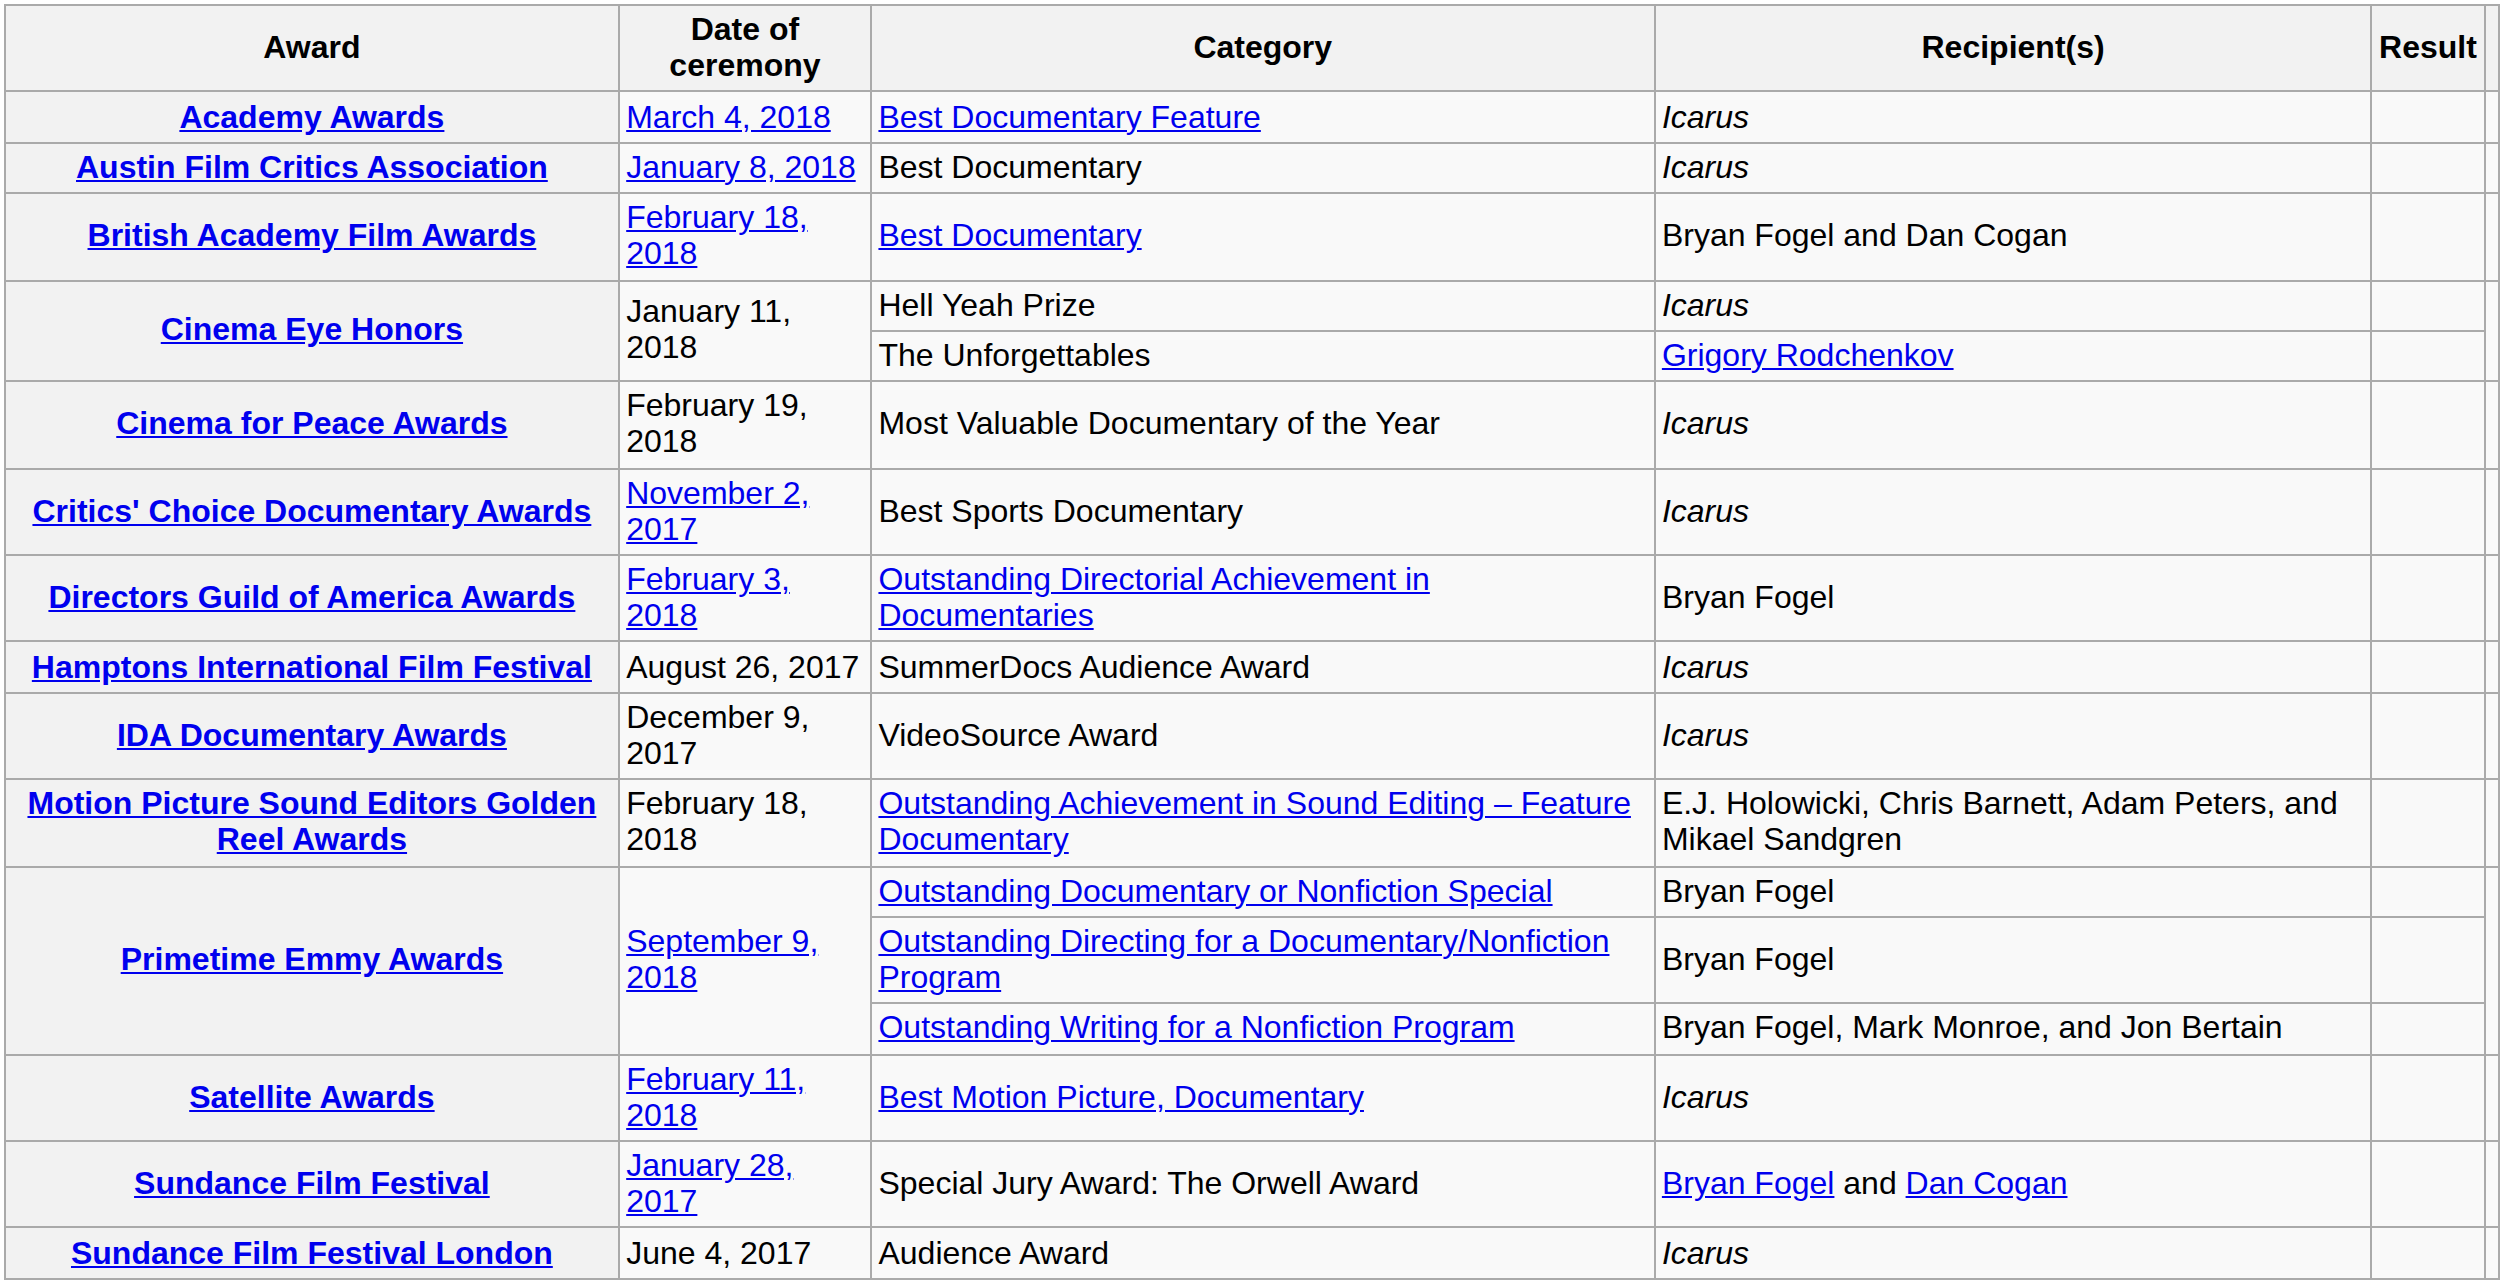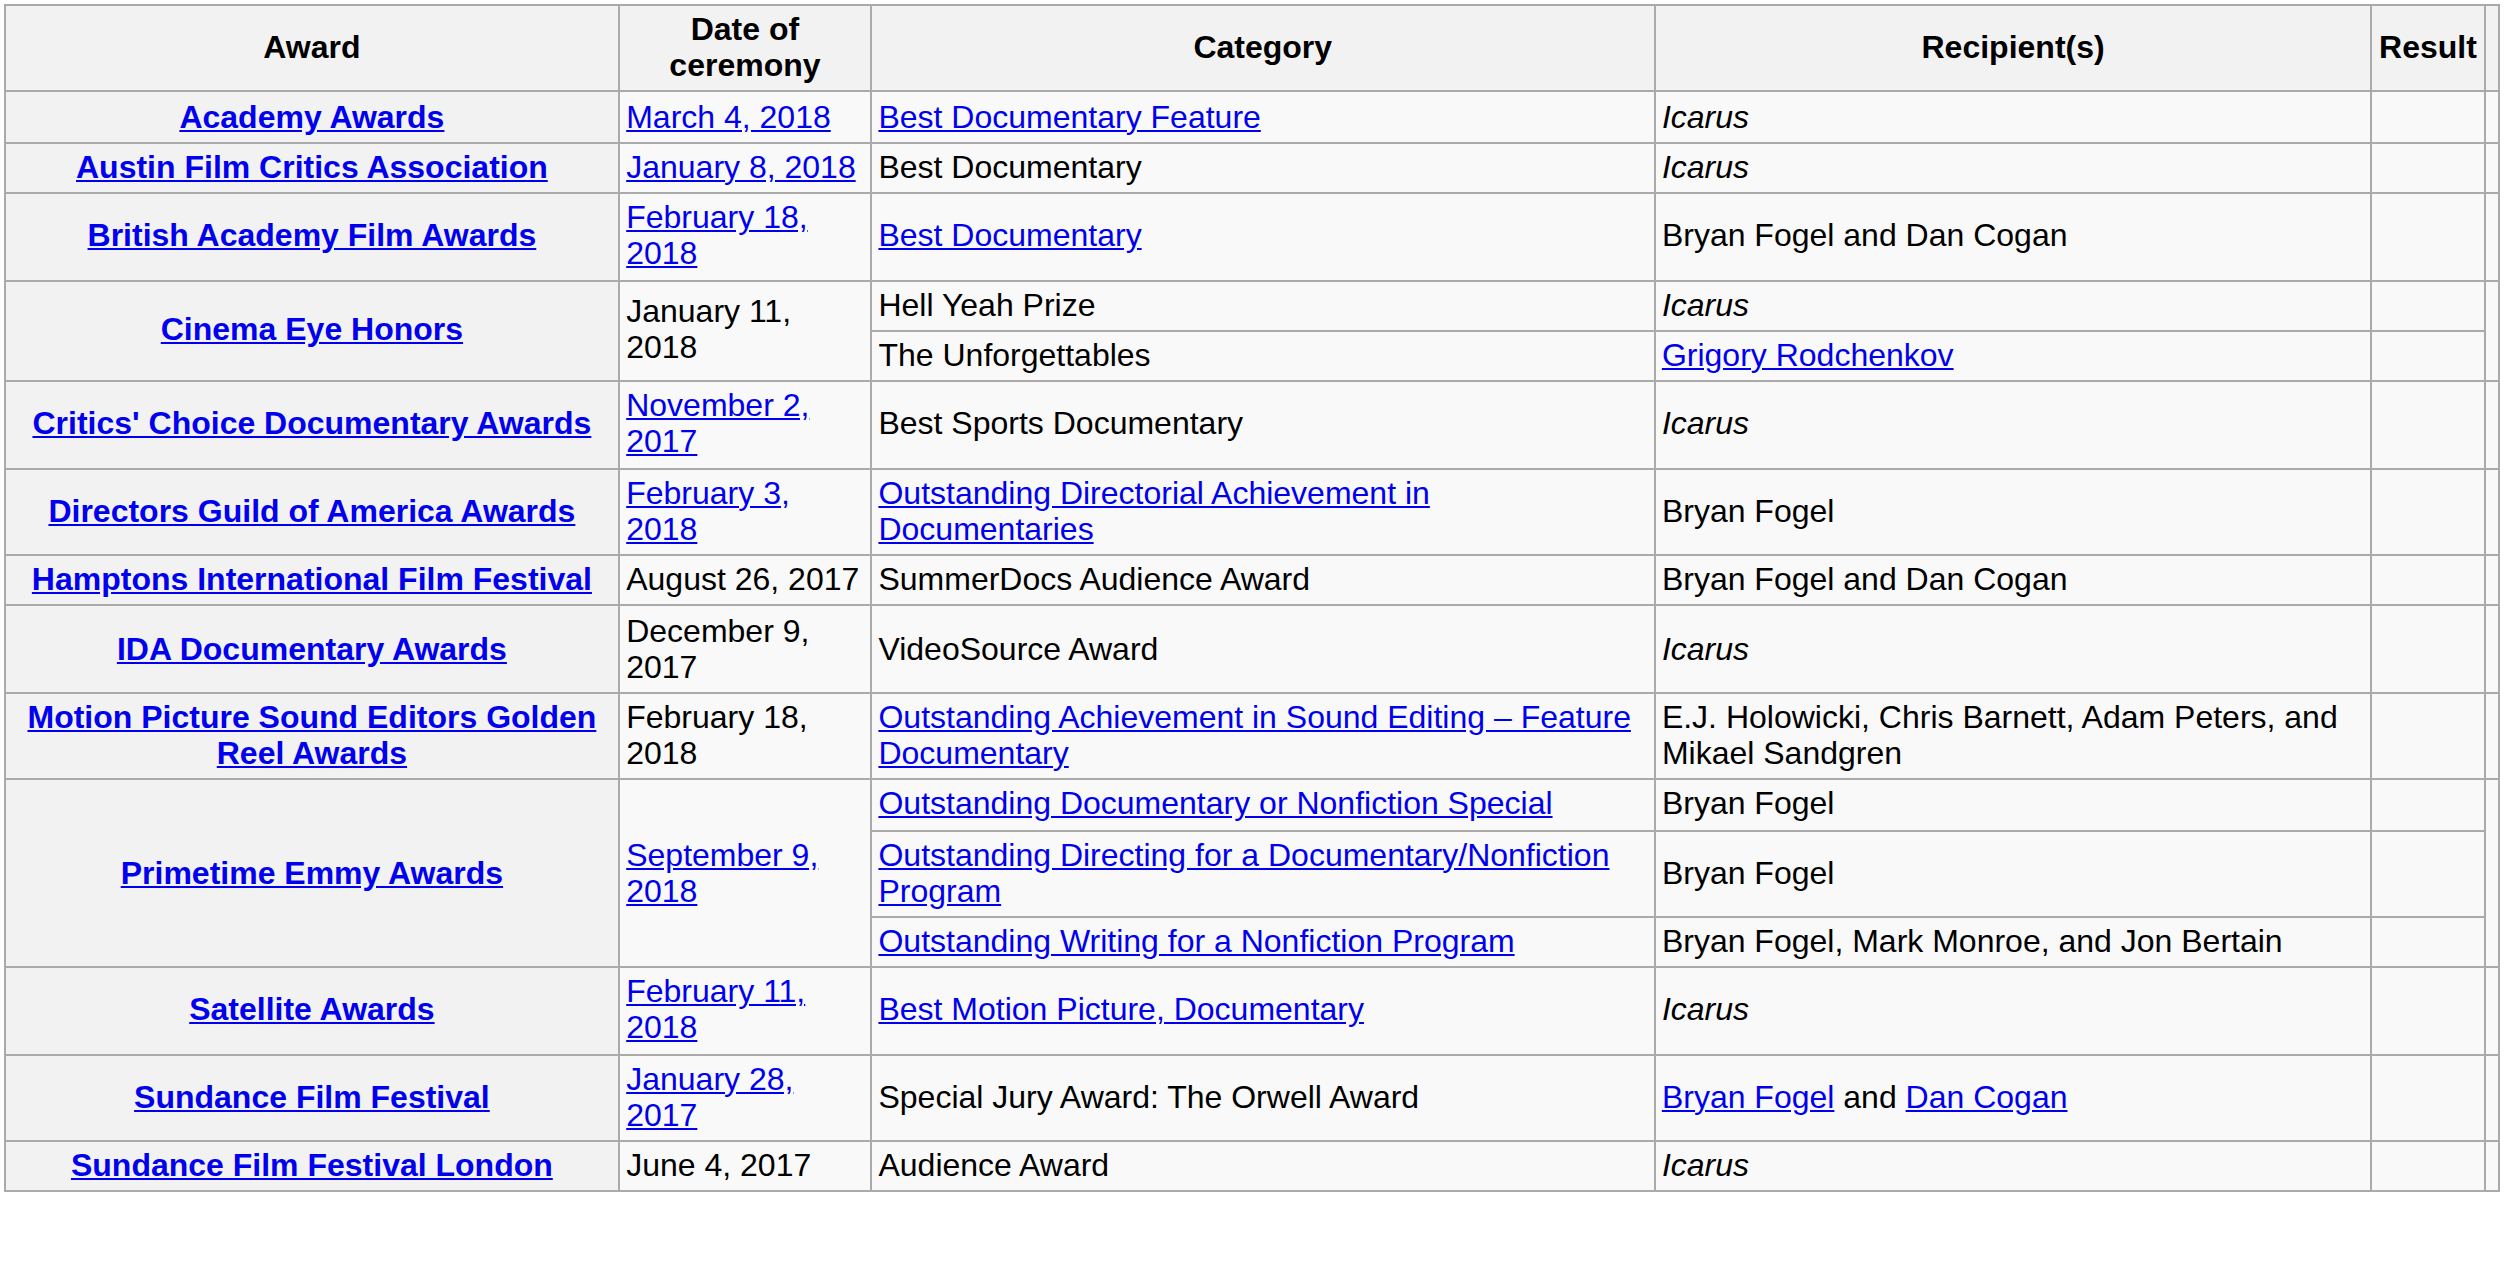- row: (312, 424)
(1705, 666) Icarus -> (1865, 579) Bryan Fogel and Dan Cogan
